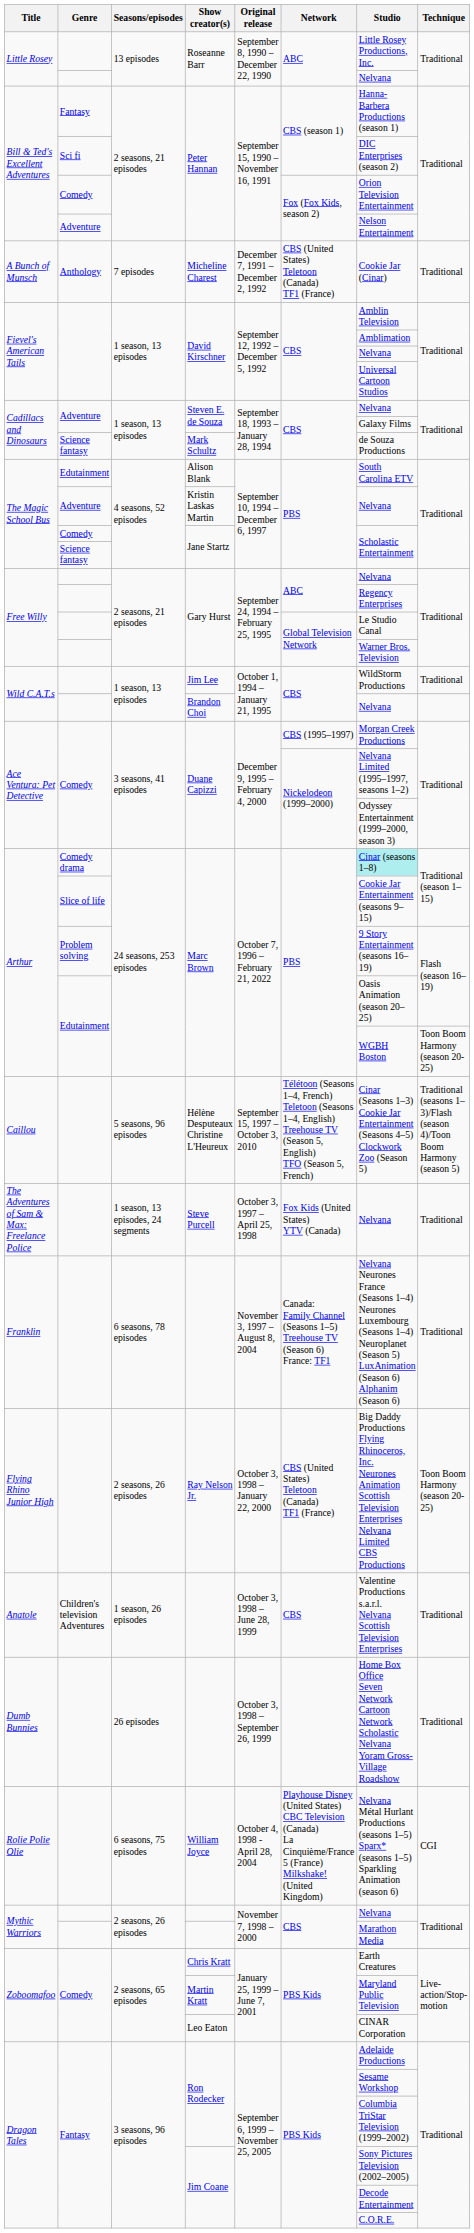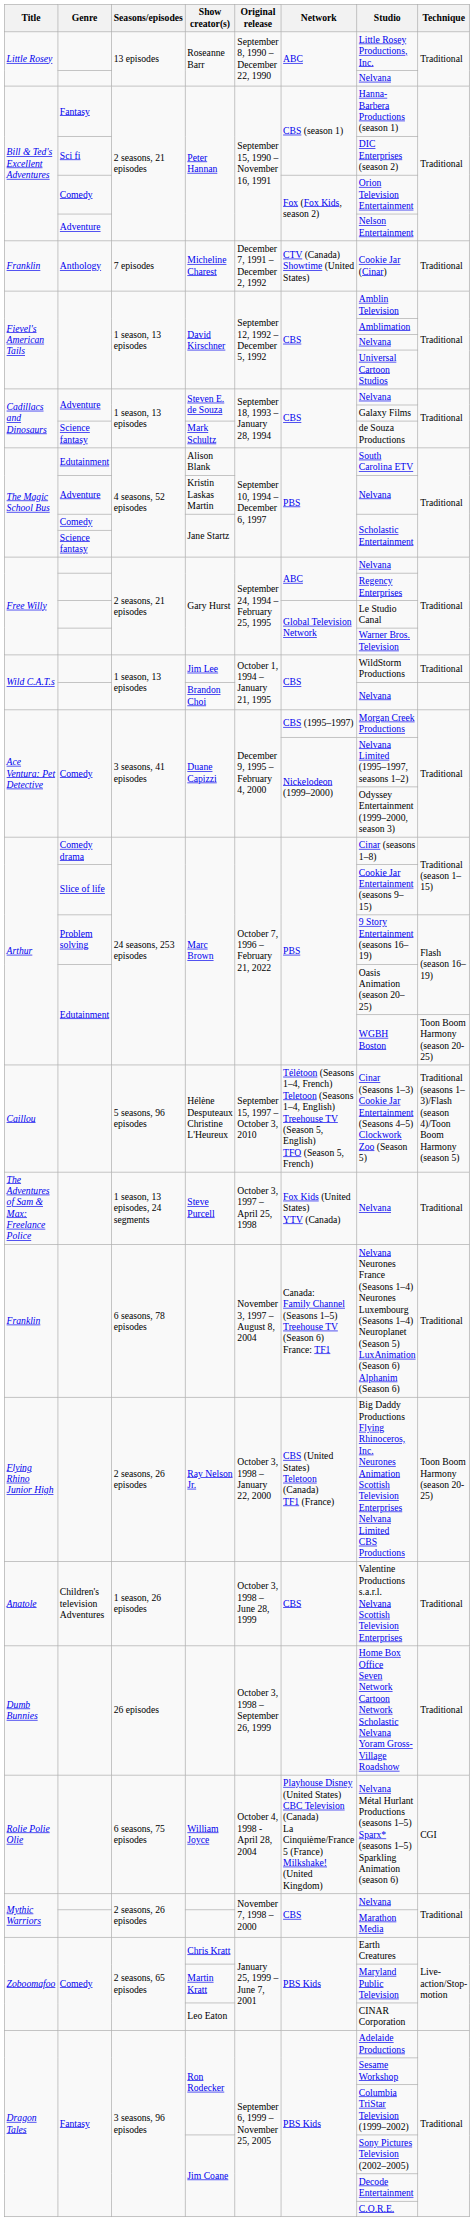(28, 272) A Bunch of Munsch -> (23, 266) Franklin
(309, 272) CBS (United States) Teletoon (Canada) TF1 (France) -> (319, 266) CTV (Canada) Showtime (United States)
(387, 862) paleturquoise background -> (387, 851) no background
